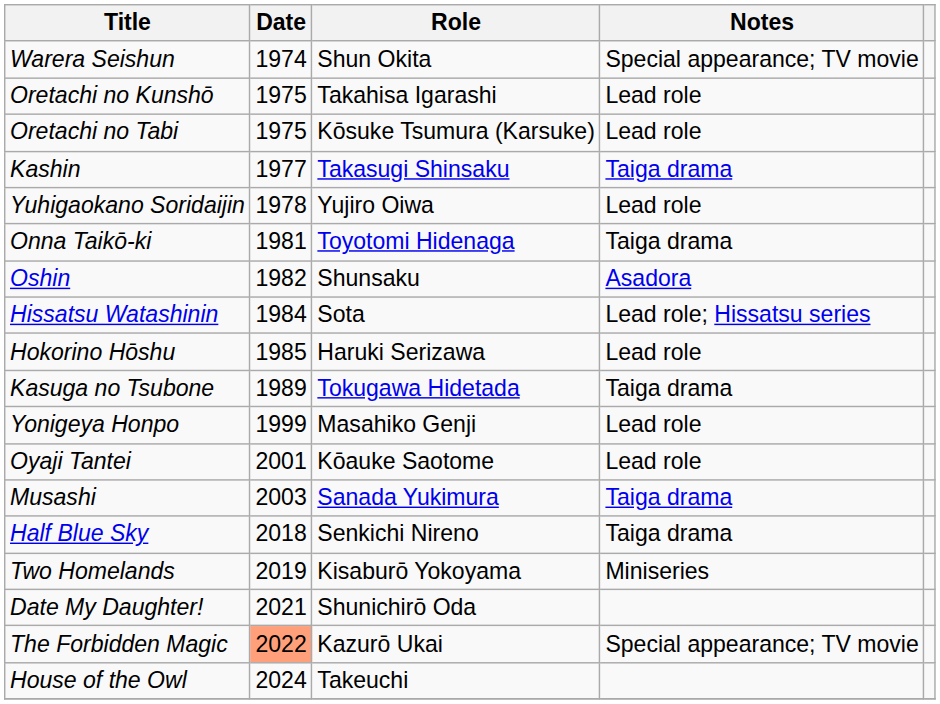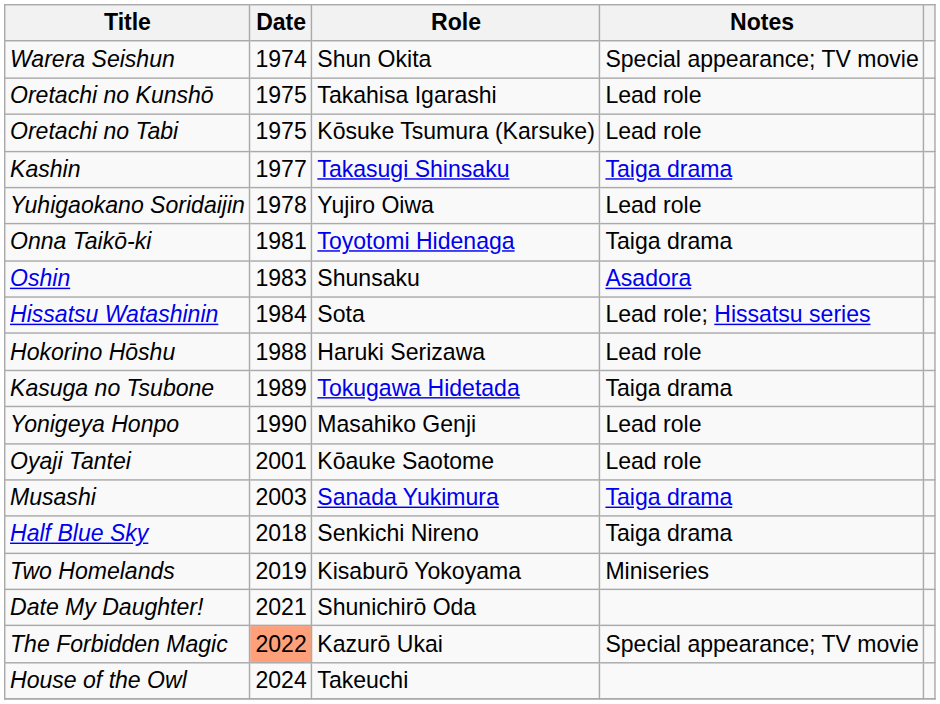(281, 278) 1982 -> (281, 278) 1983
(281, 351) 1985 -> (281, 351) 1988
(281, 424) 1999 -> (281, 424) 1990
